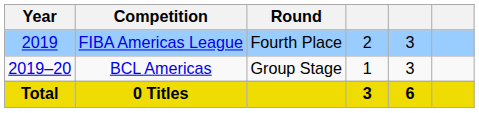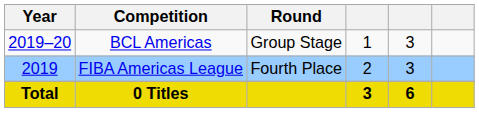rows swapped: (161, 42) <-> (161, 68)
